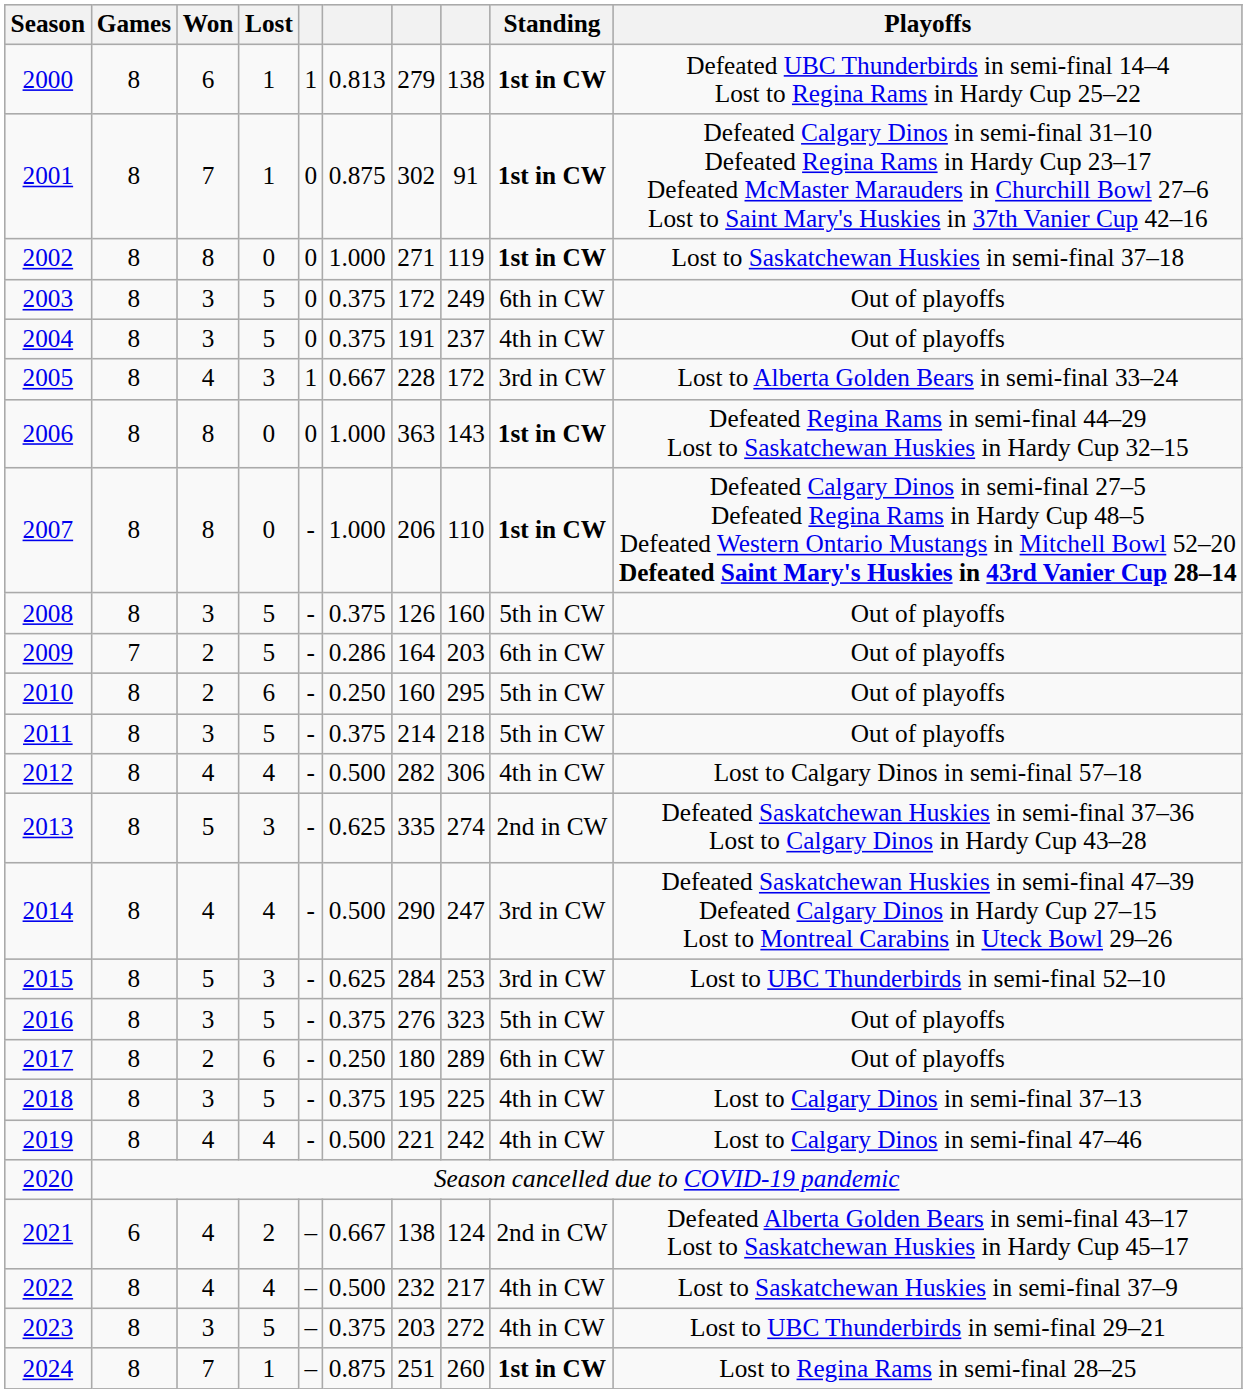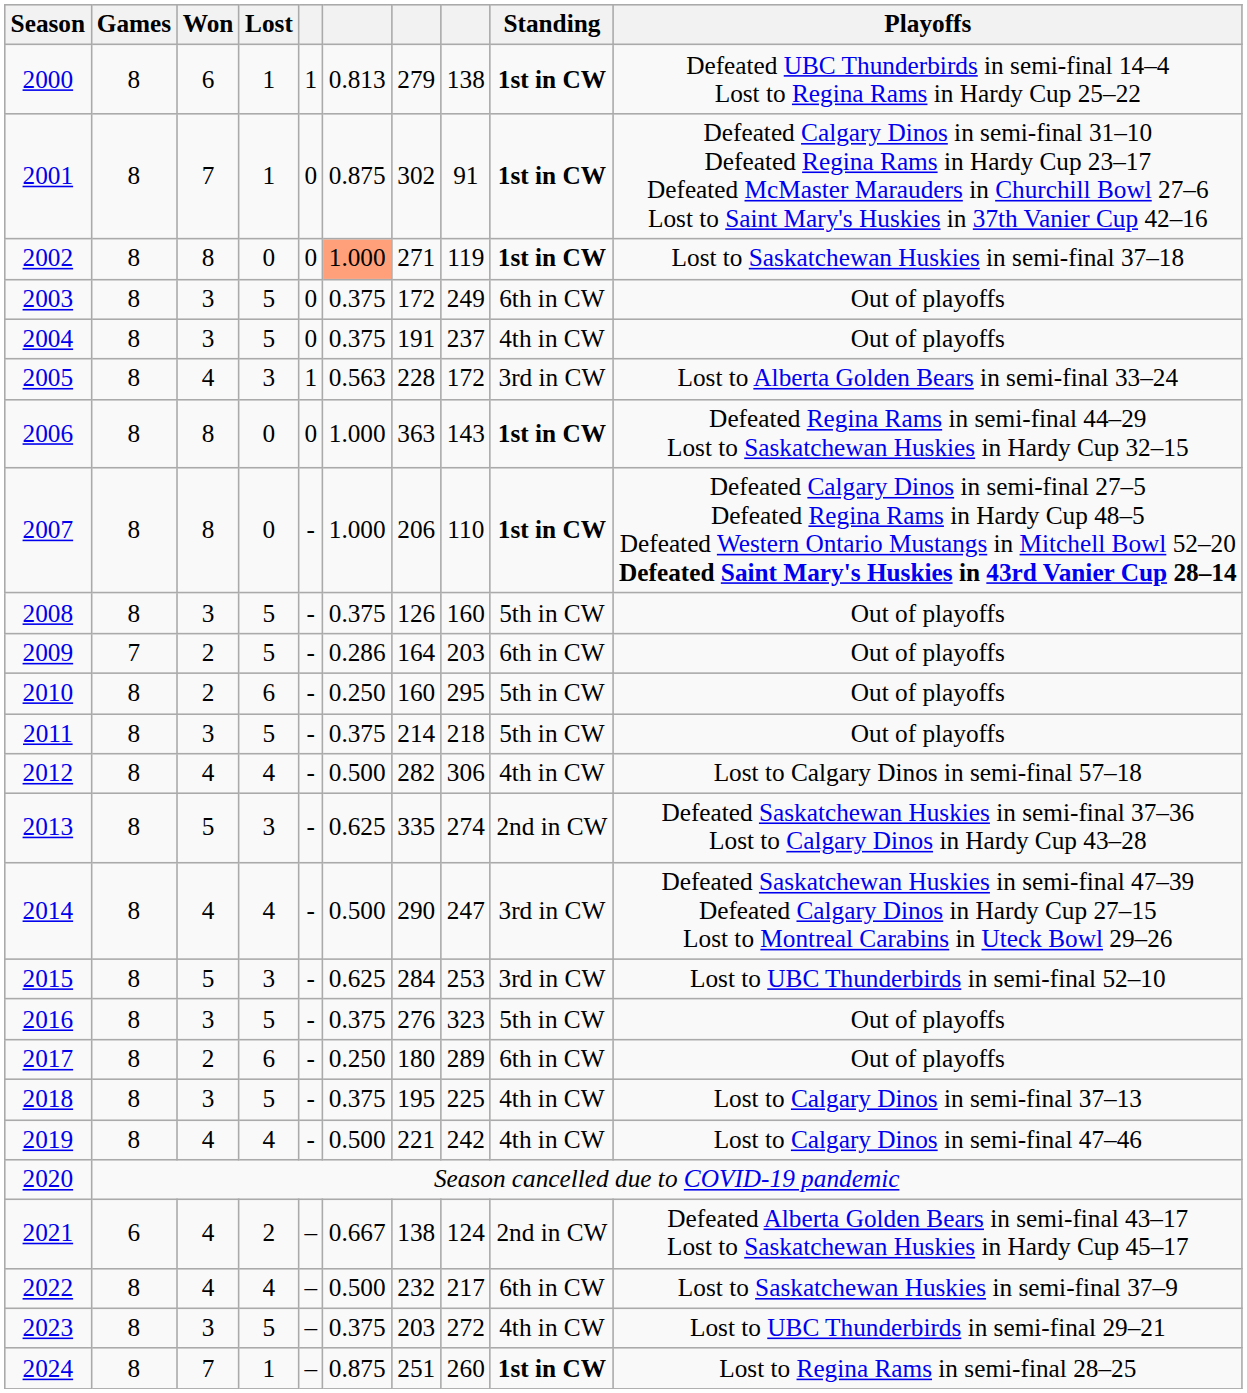(357, 258) no background -> (357, 258) lightsalmon background
(357, 378) 0.667 -> (357, 378) 0.563
(552, 1287) 4th in CW -> (552, 1287) 6th in CW
